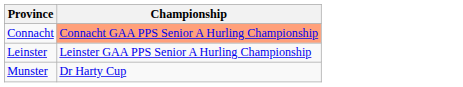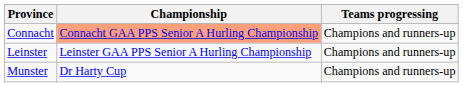+ column: (390, 14)
